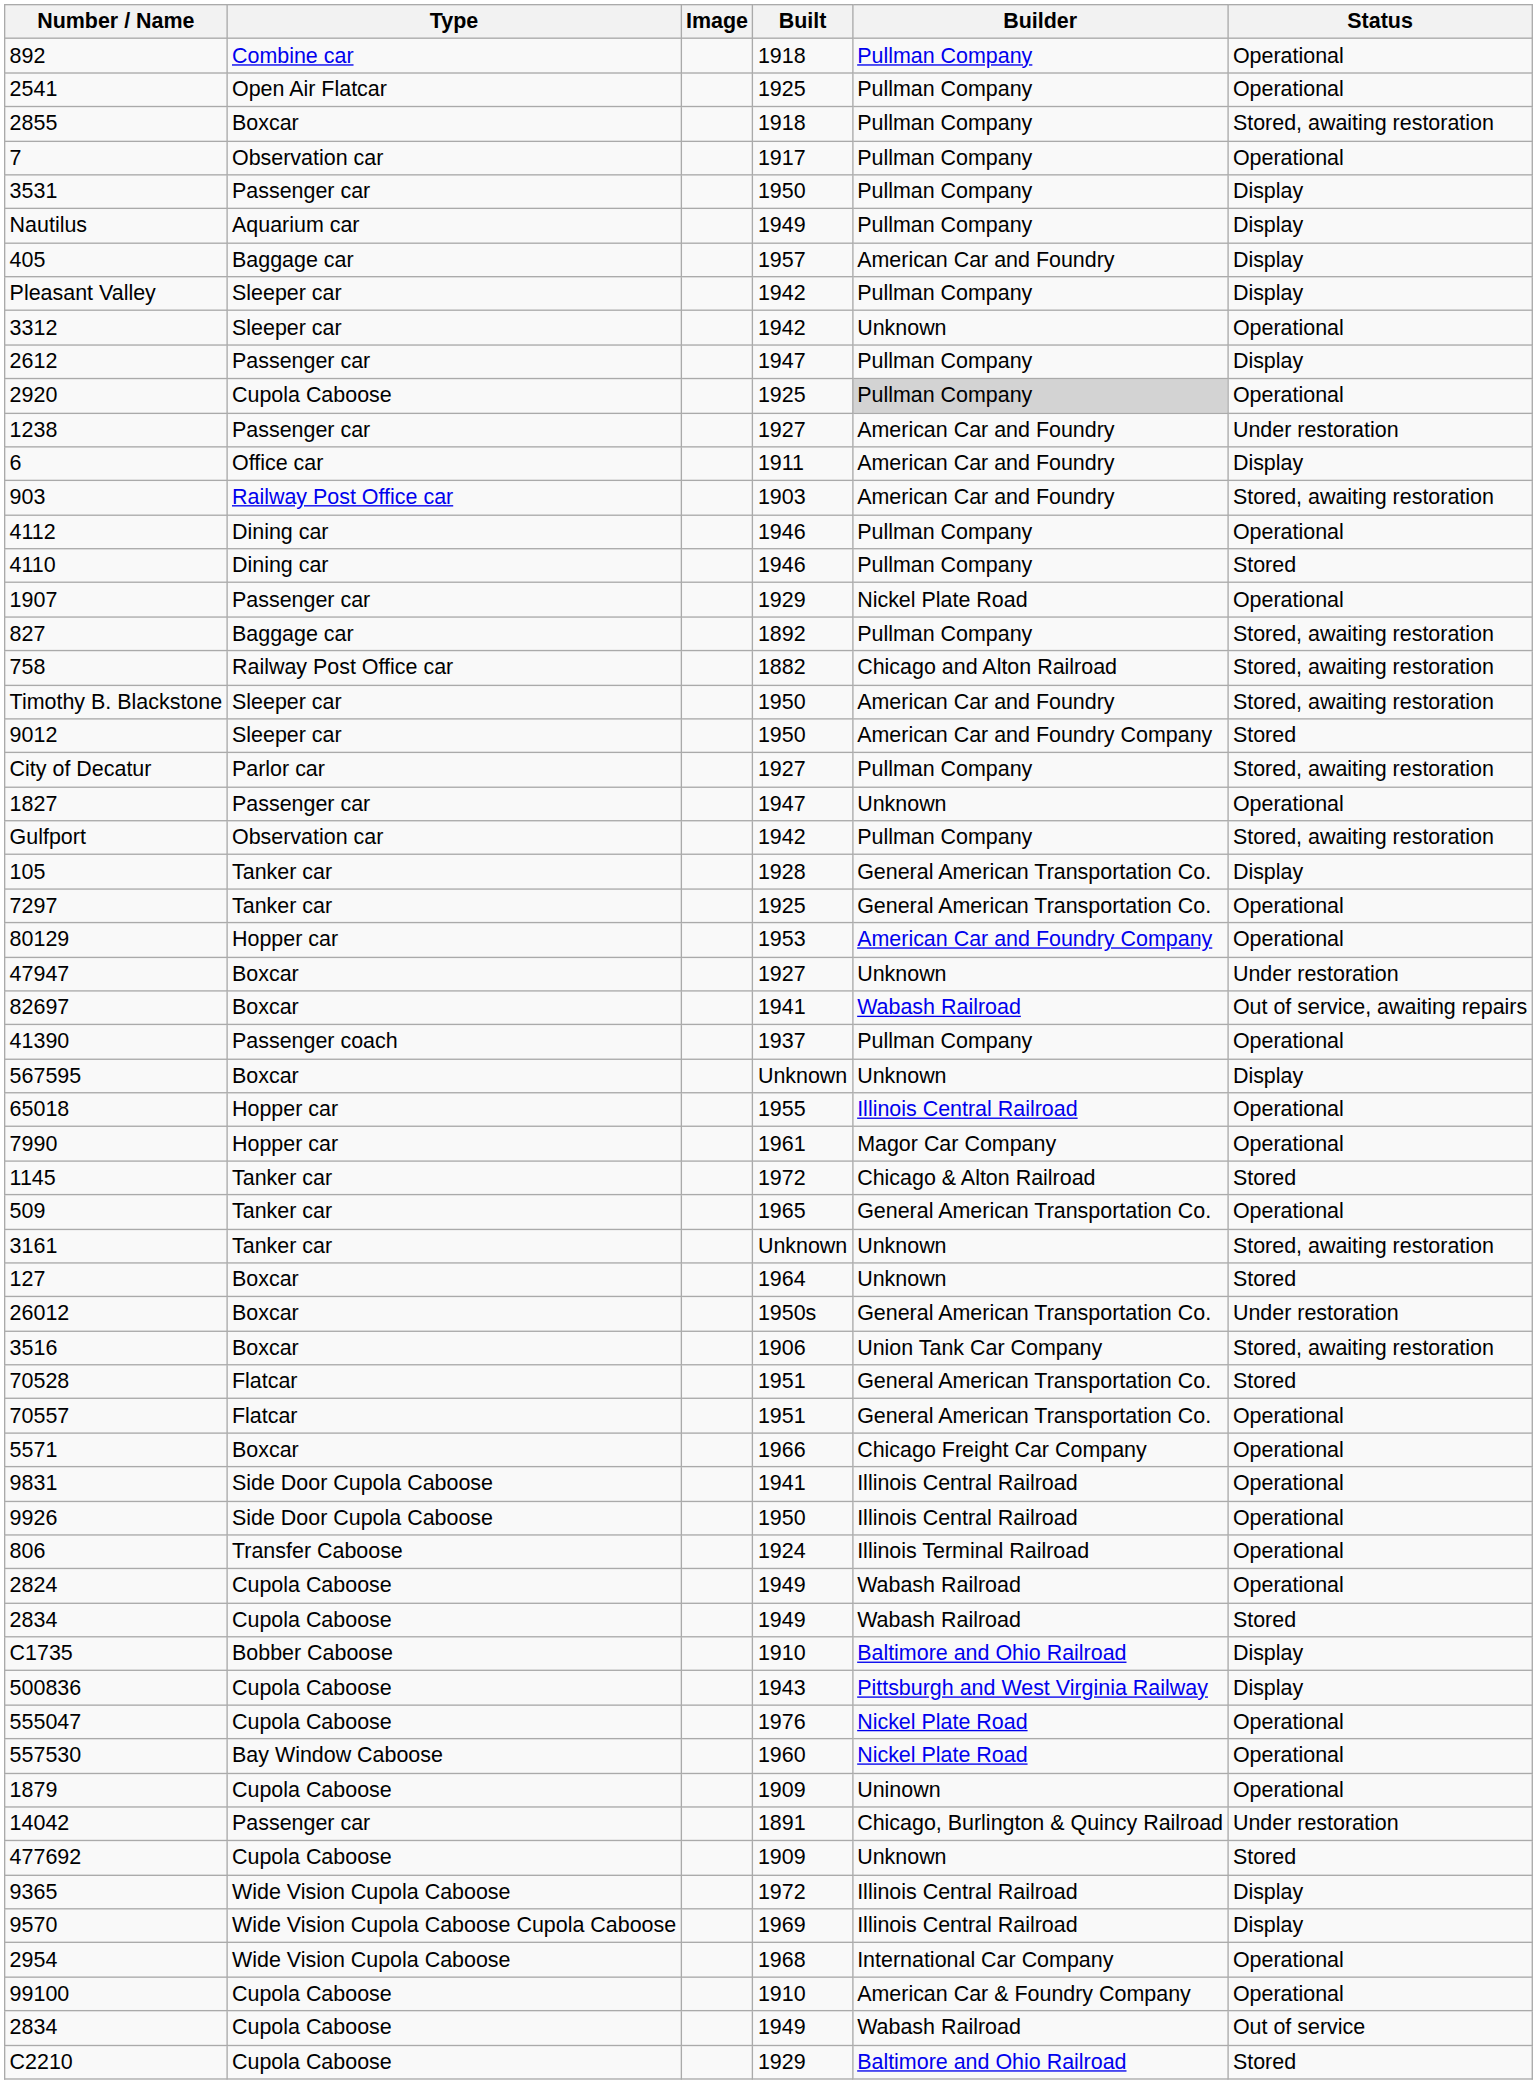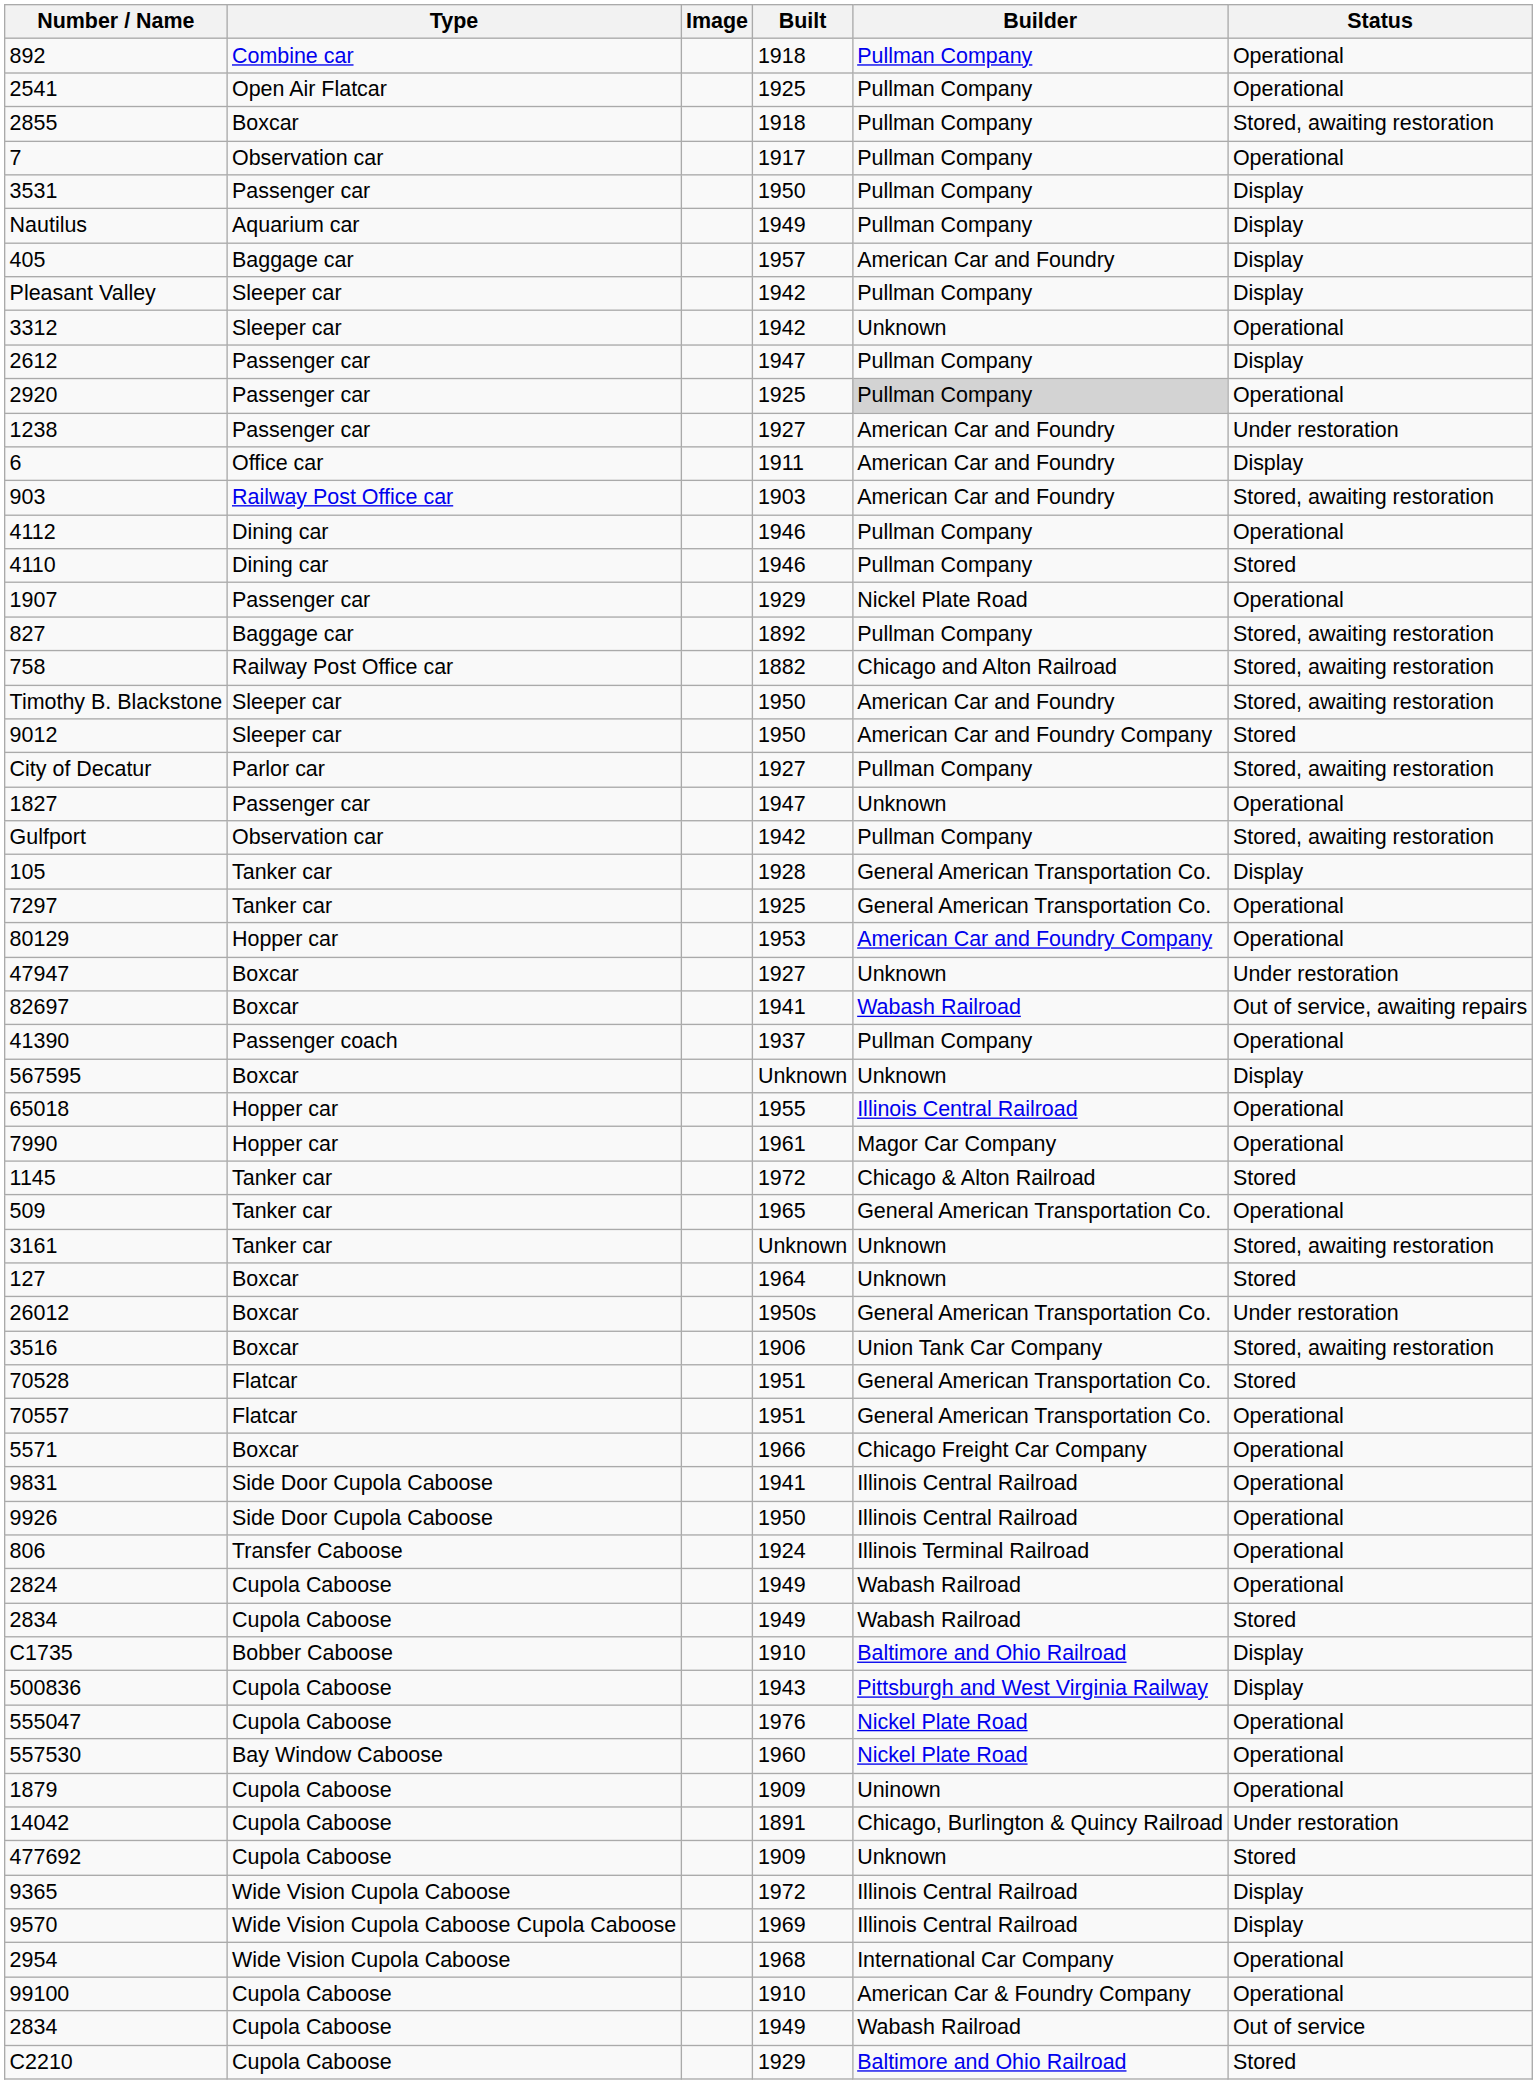(312, 395) Cupola Caboose -> (301, 395) Passenger car
(301, 1823) Passenger car -> (312, 1823) Cupola Caboose
